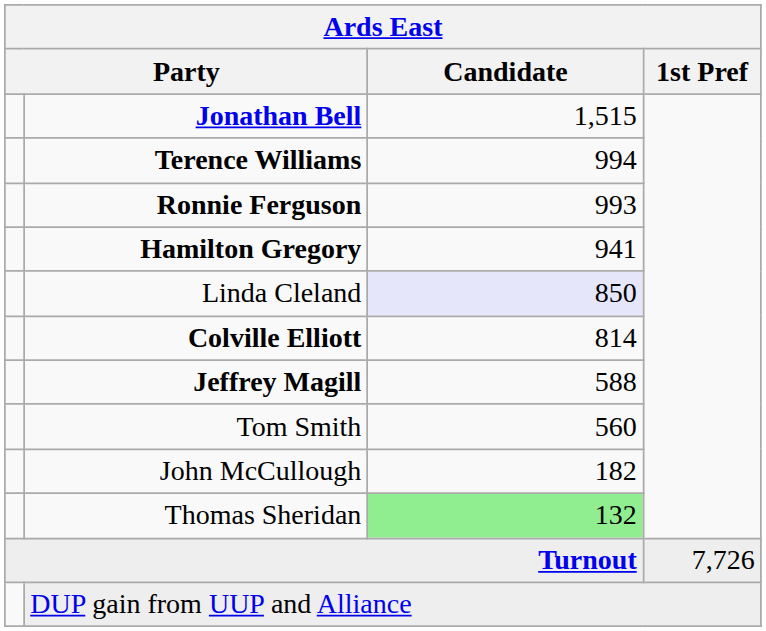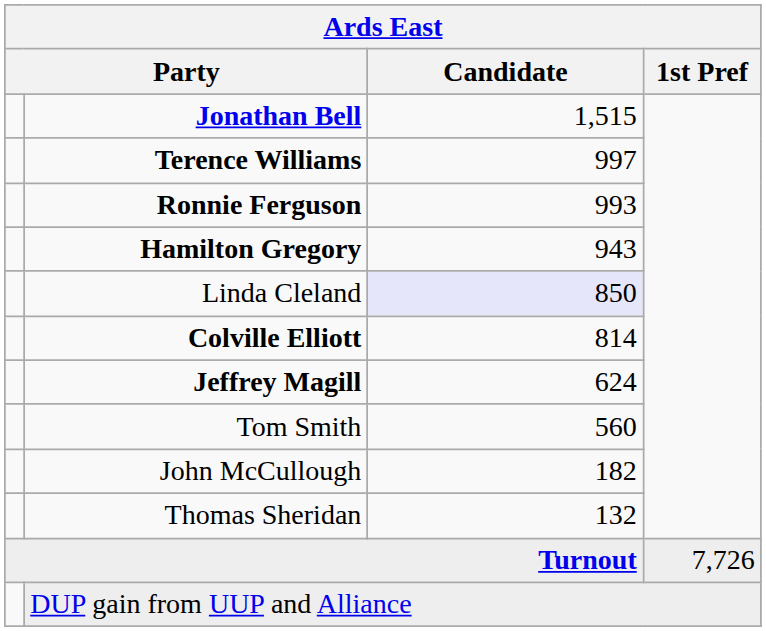(616, 159) 994 -> (616, 159) 997
(616, 248) 941 -> (616, 248) 943
(616, 381) 588 -> (616, 381) 624
(616, 515) lightgreen background -> (616, 515) no background
